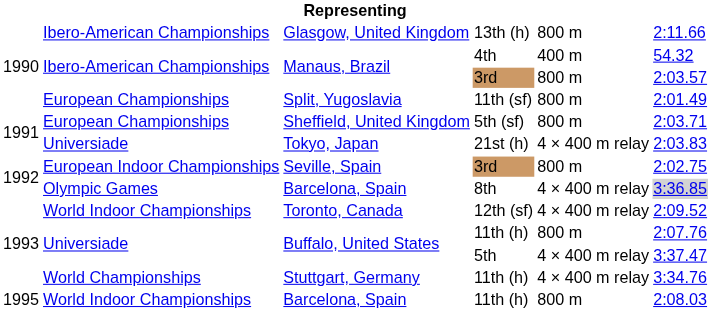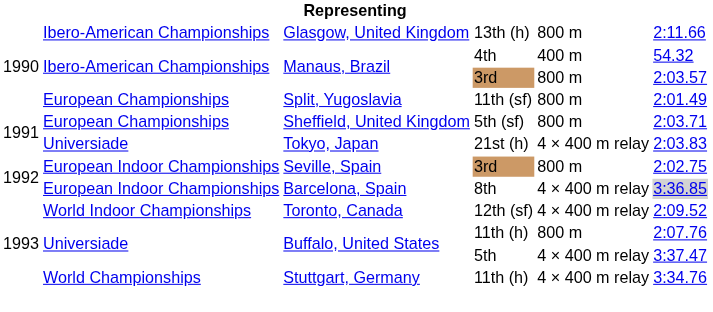(100, 188) Olympic Games -> (161, 188) European Indoor Championships
- row: (345, 299)
